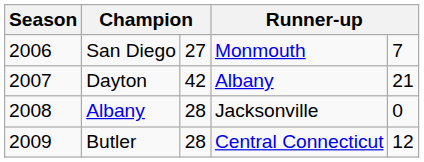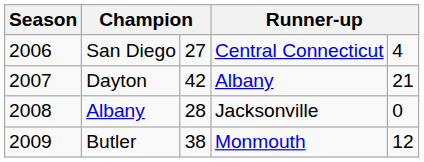(260, 50) Monmouth -> (299, 50) Central Connecticut
(398, 50) 7 -> (398, 50) 4
(195, 141) 28 -> (195, 141) 38
(299, 141) Central Connecticut -> (260, 141) Monmouth
